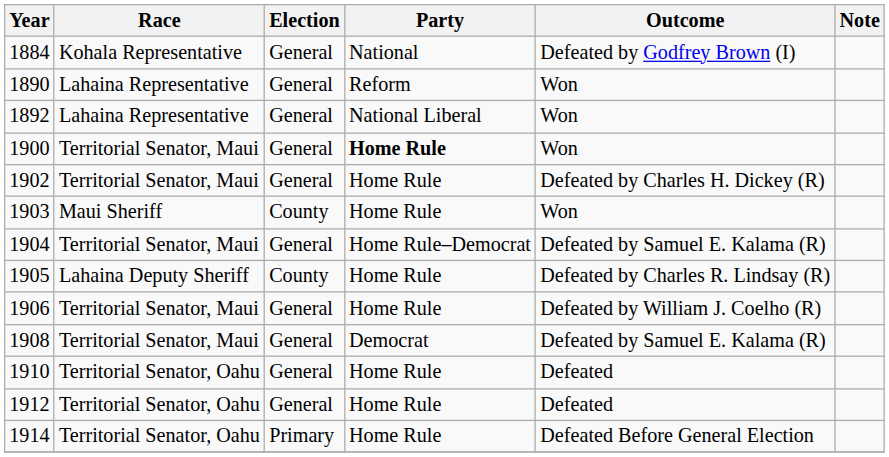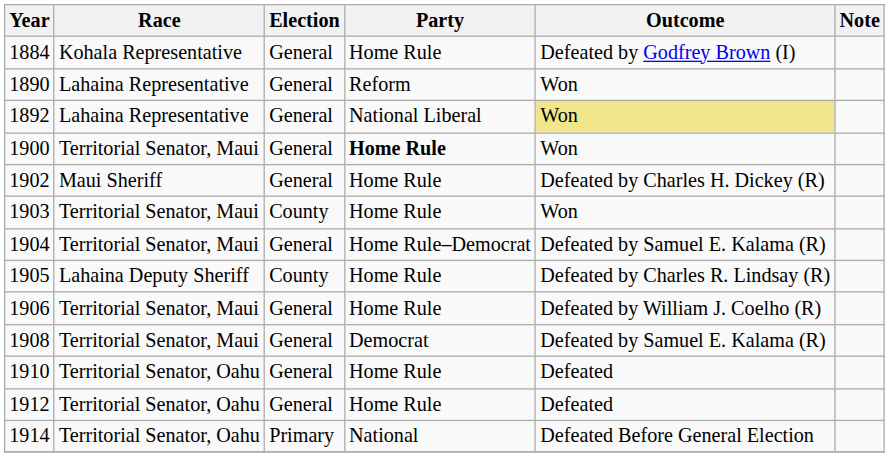(384, 52) National -> (395, 52) Home Rule
(559, 116) no background -> (559, 116) khaki background
(159, 180) Territorial Senator, Maui -> (110, 180) Maui Sheriff
(110, 212) Maui Sheriff -> (159, 212) Territorial Senator, Maui
(395, 436) Home Rule -> (384, 436) National
